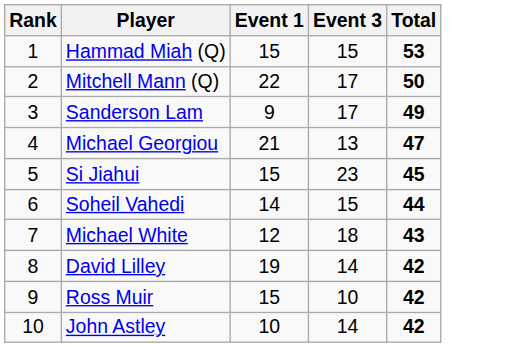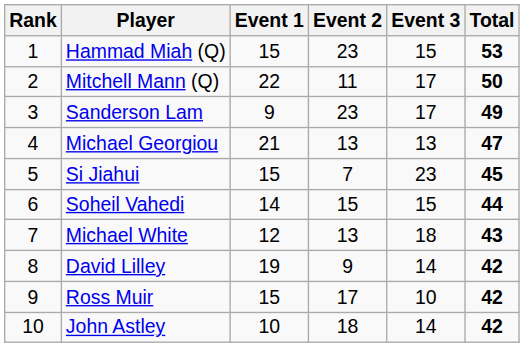+ column: (348, 20)
